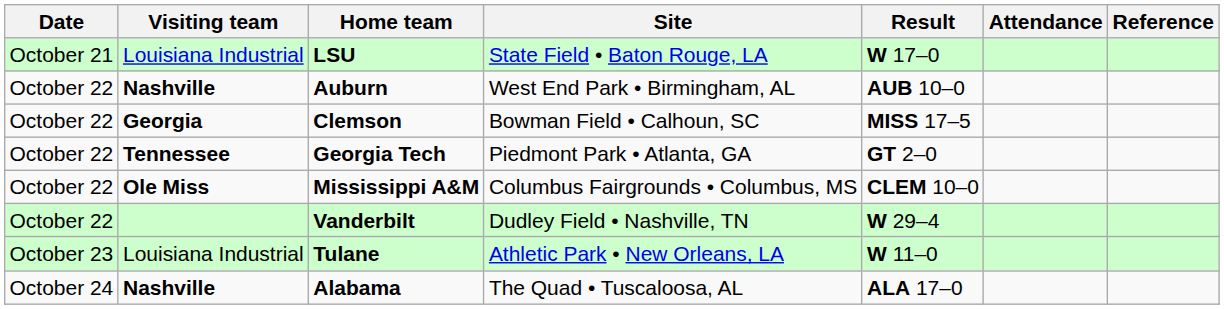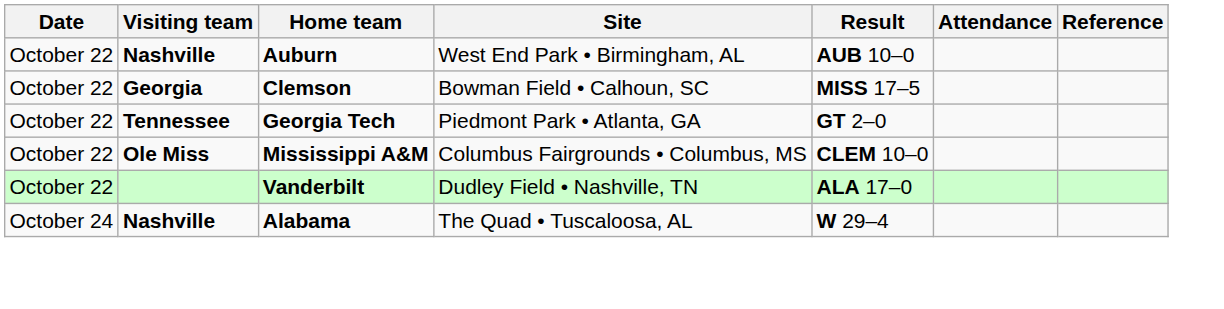- row: (334, 55)
(903, 221) W 29–4 -> (864, 188) ALA 17–0
- row: (346, 254)
(915, 287) ALA 17–0 -> (853, 221) W 29–4
